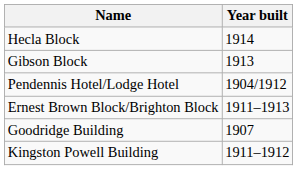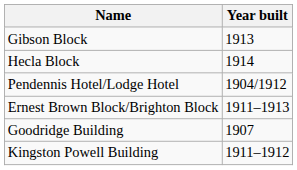rows swapped: (44, 38) <-> (48, 61)
